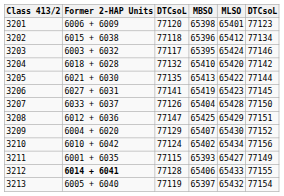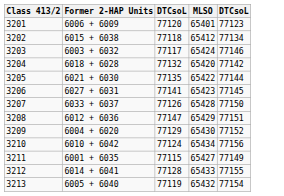- column: (203, 11)
(92, 171) bold -> (92, 171) normal
